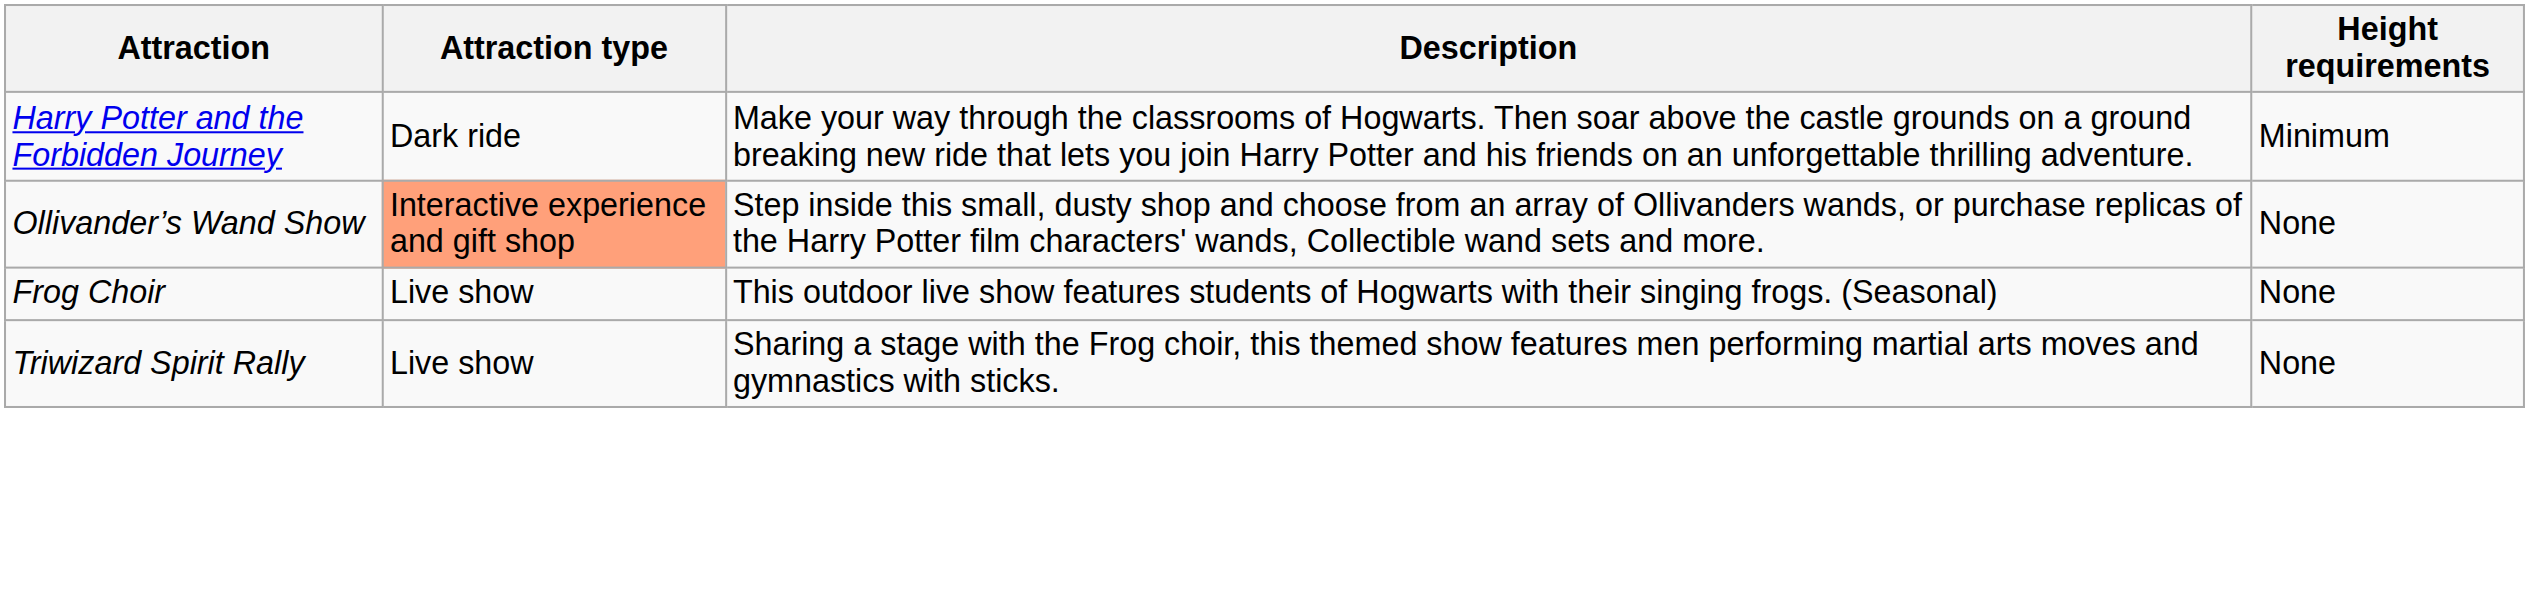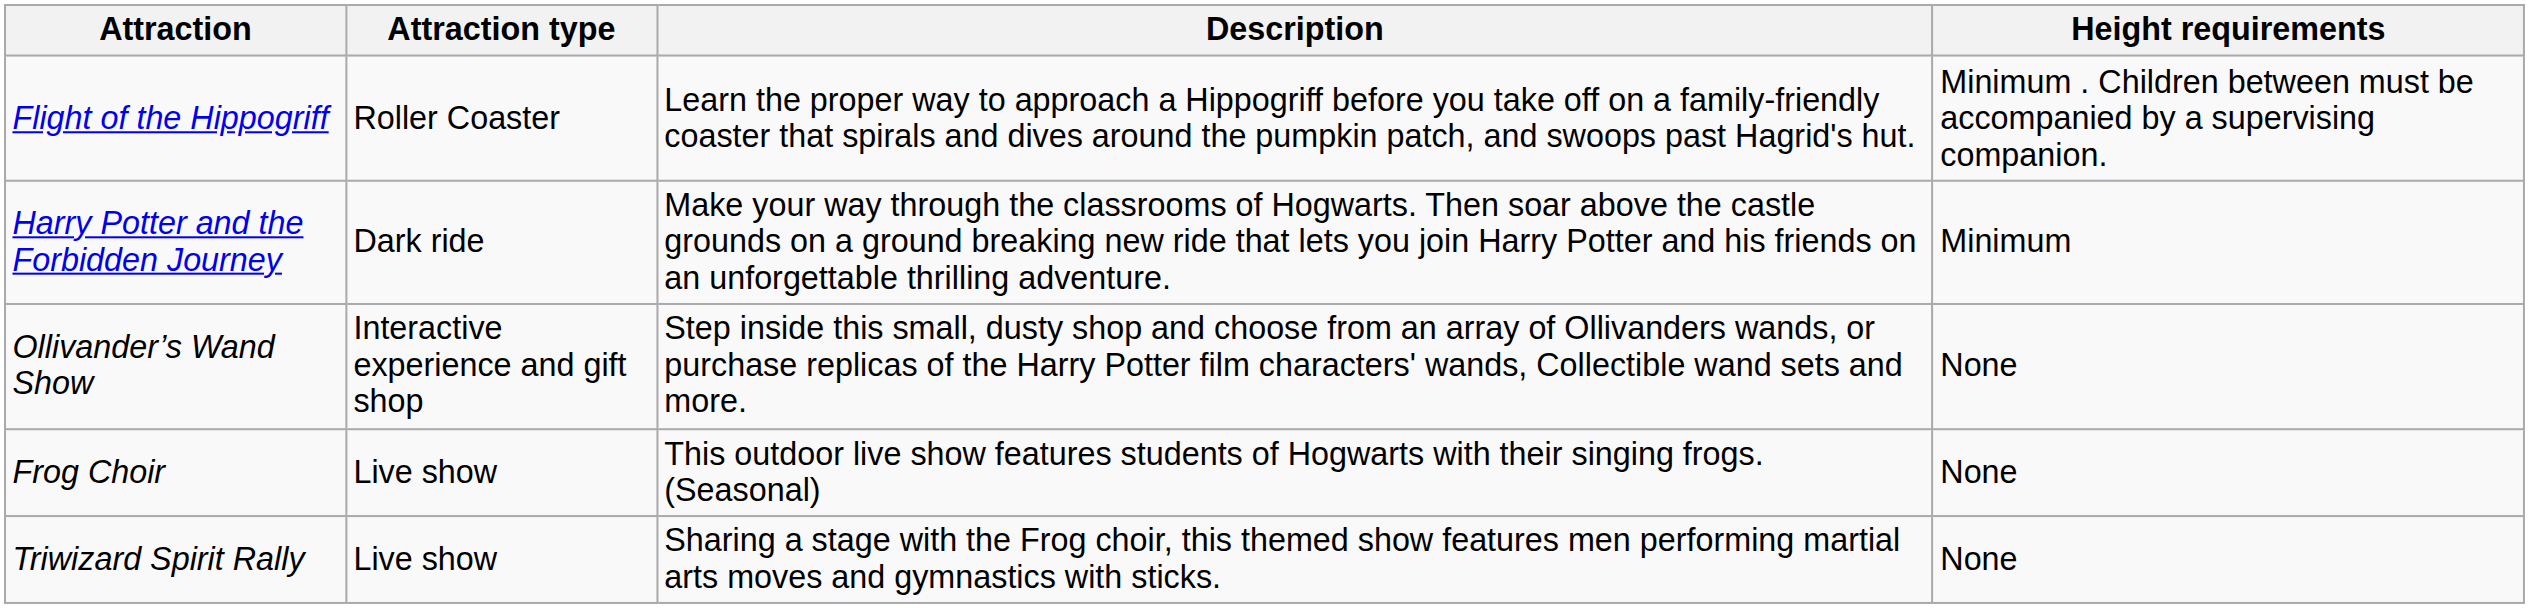+ row: (171, 117)
(548, 223) lightsalmon background -> (490, 365) no background
